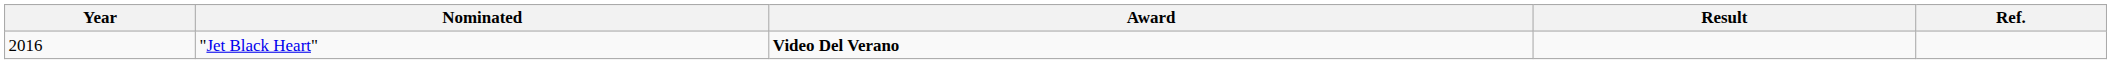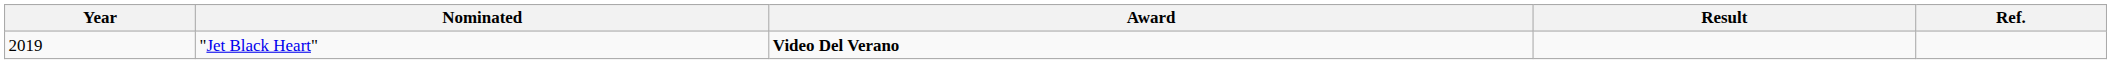(25, 44) 2016 -> (25, 44) 2019
